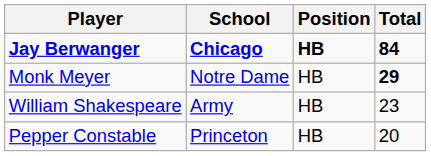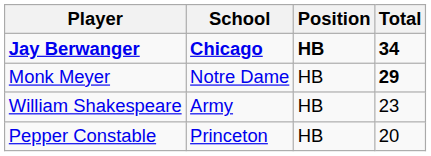(389, 48) 84 -> (389, 48) 34
